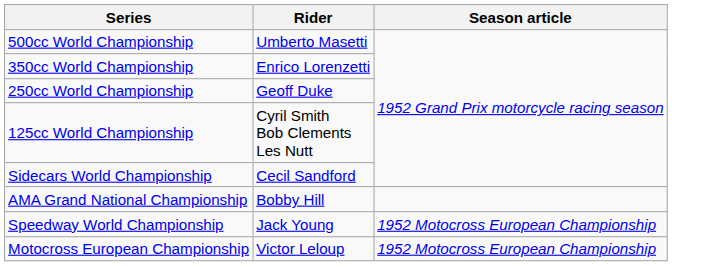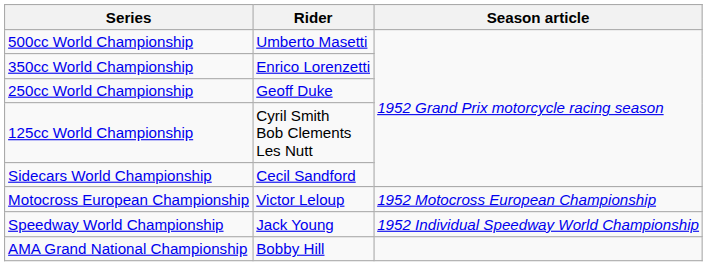rows swapped: (129, 248) <-> (128, 199)
(517, 224) 1952 Motocross European Championship -> (538, 224) 1952 Individual Speedway World Championship
